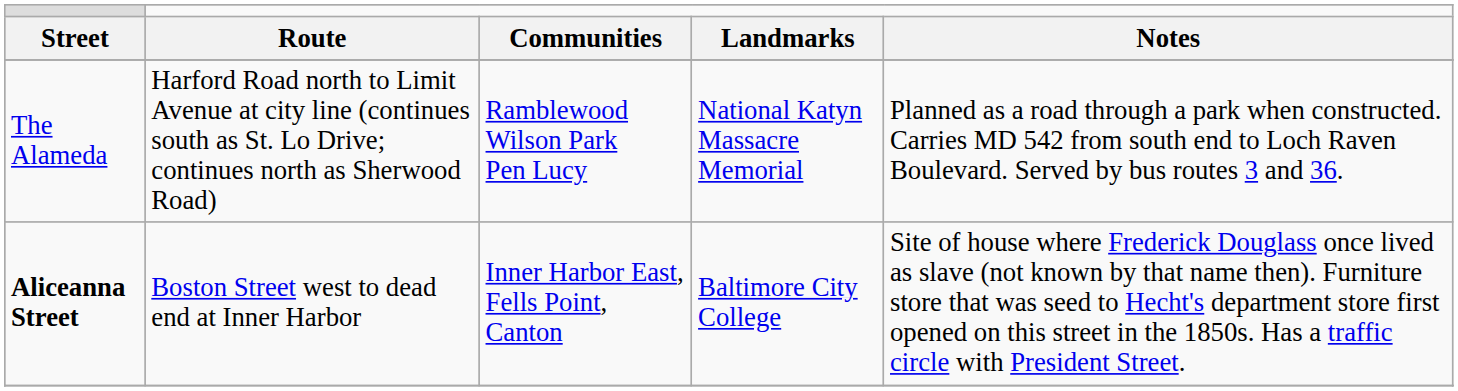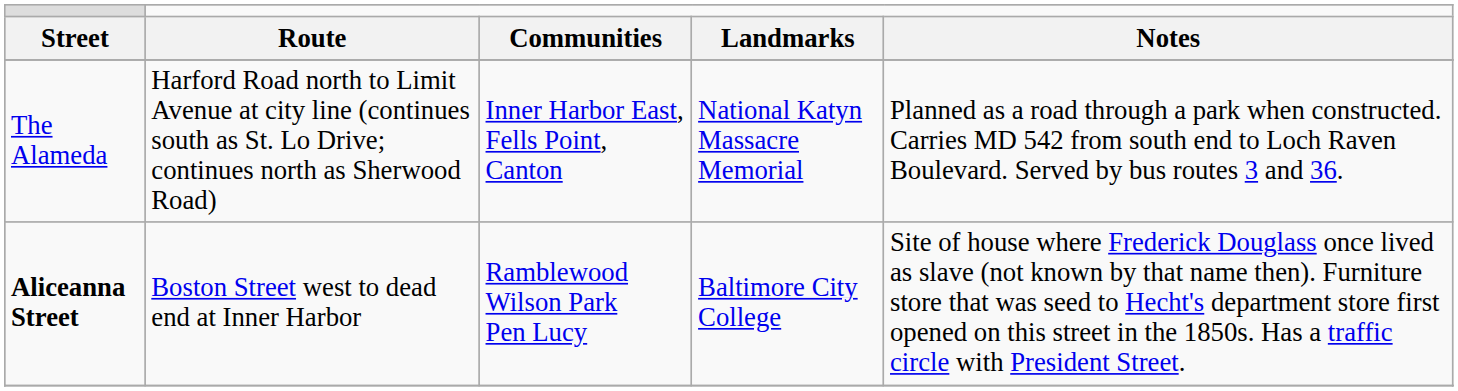(557, 140) Ramblewood Wilson Park Pen Lucy -> (585, 140) Inner Harbor East, Fells Point, Canton
(585, 303) Inner Harbor East, Fells Point, Canton -> (557, 303) Ramblewood Wilson Park Pen Lucy
